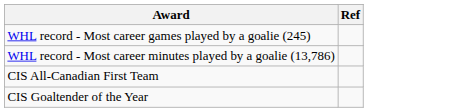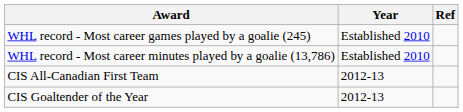+ column: (385, 14)
